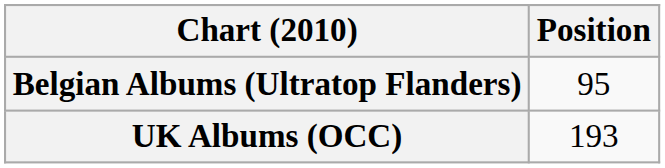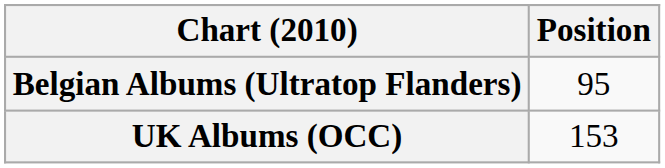(594, 135) 193 -> (594, 135) 153
